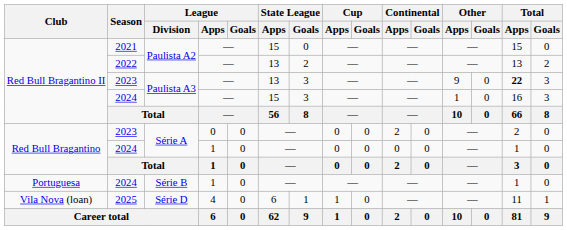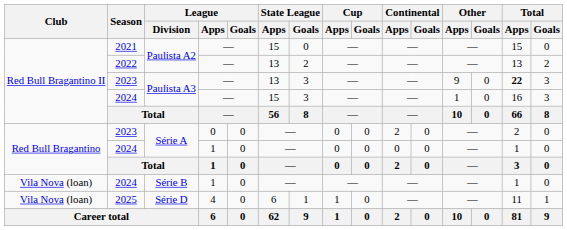(56, 183) Portuguesa -> (56, 183) Vila Nova (loan)
